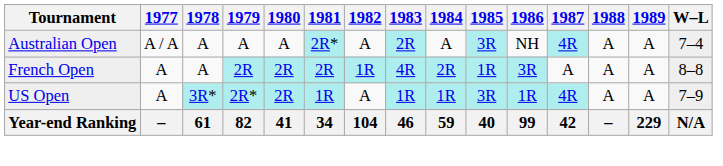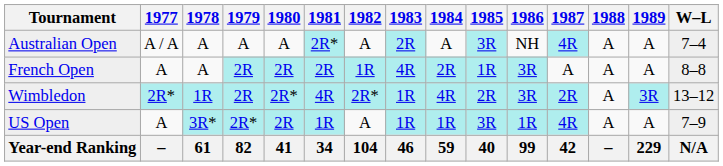+ row: (47, 95)
